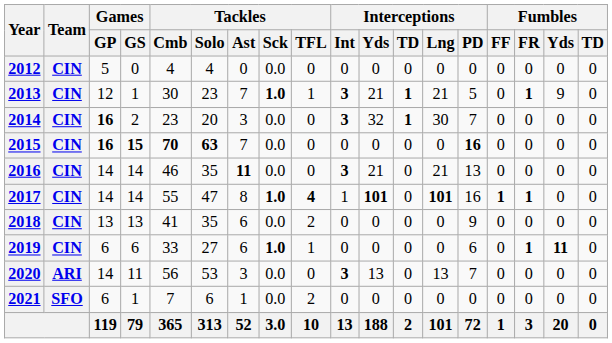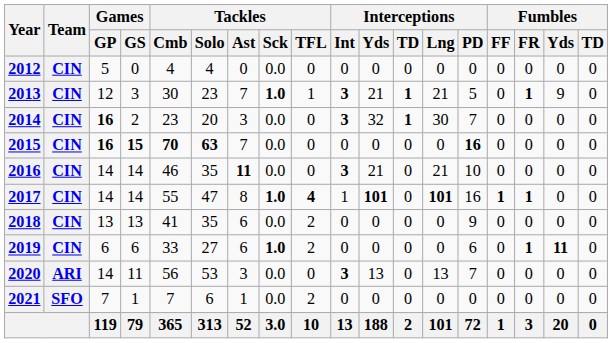(135, 94) 1 -> (135, 94) 3
(473, 171) 13 -> (473, 171) 10
(311, 247) 1 -> (311, 247) 2
(105, 299) 6 -> (105, 299) 7
